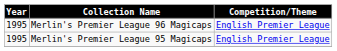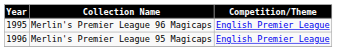(17, 39) 1995 -> (17, 39) 1996
